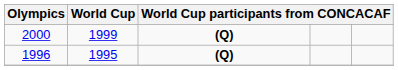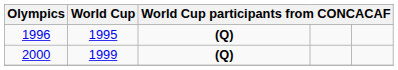rows swapped: (36, 55) <-> (36, 34)
